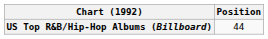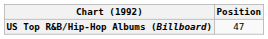(239, 27) 44 -> (239, 27) 47
